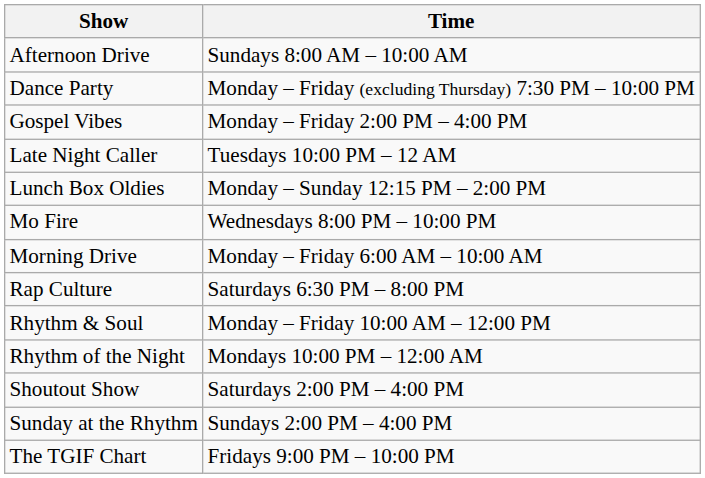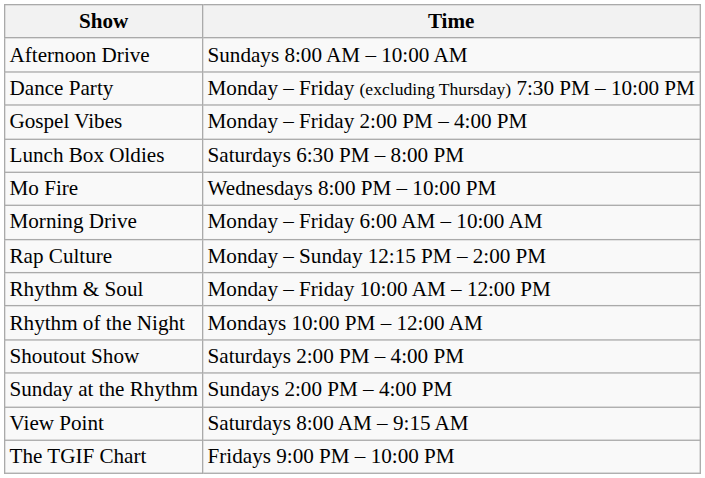- row: (83, 155)
(377, 188) Monday – Sunday 12:15 PM – 2:00 PM -> (336, 155) Saturdays 6:30 PM – 8:00 PM
(336, 289) Saturdays 6:30 PM – 8:00 PM -> (377, 255) Monday – Sunday 12:15 PM – 2:00 PM
+ row: (57, 423)
